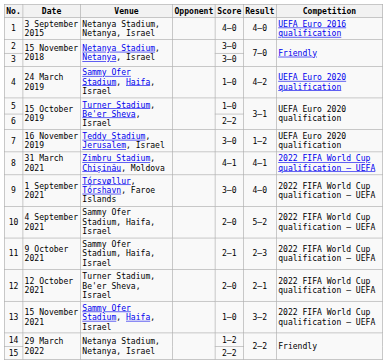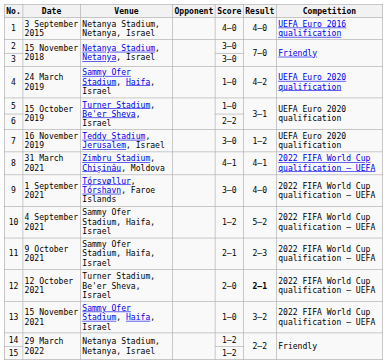(229, 222) 2–0 -> (229, 222) 1–2
(260, 286) normal -> (260, 286) bold
(229, 353) 2–2 -> (229, 353) 1–2
